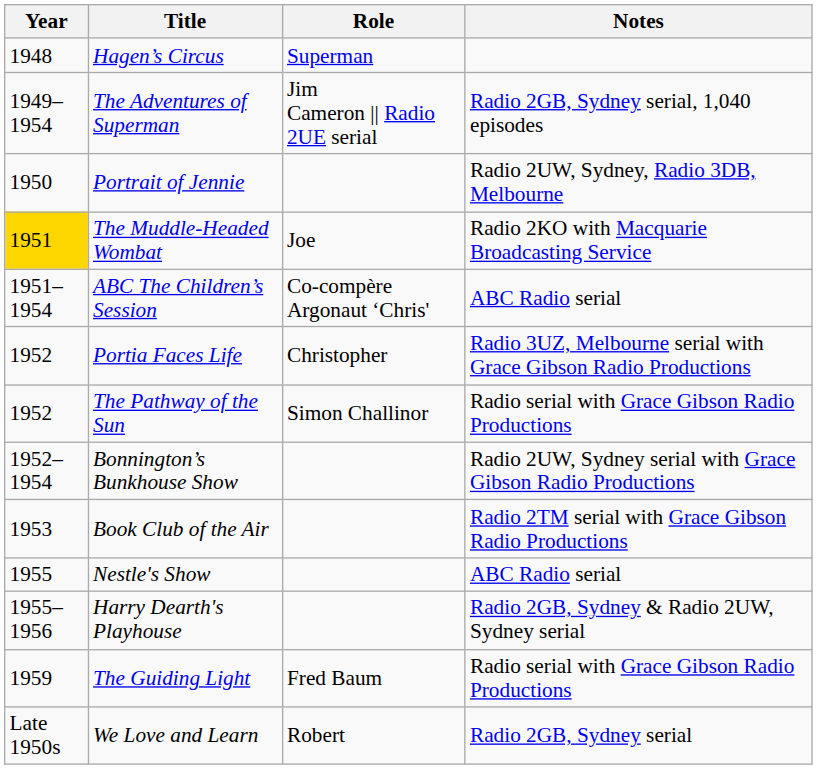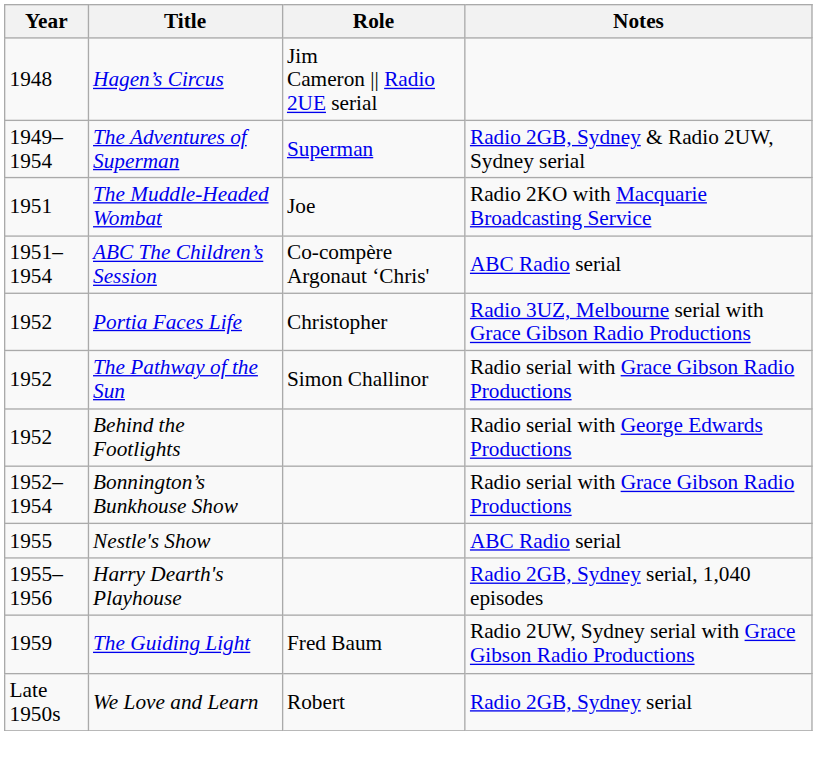(330, 55) Superman -> (361, 79) Jim Cameron || Radio 2UE serial
(361, 112) Jim Cameron || Radio 2UE serial -> (330, 148) Superman
(610, 112) Radio 2GB, Sydney serial, 1,040 episodes -> (622, 148) Radio 2GB, Sydney & Radio 2UW, Sydney serial
- row: (169, 182)
(31, 240) gold background -> (31, 206) no background
+ row: (139, 437)
(633, 470) Radio 2UW, Sydney serial with Grace Gibson Radio Productions -> (632, 494) Radio serial with Grace Gibson Radio Productions
- row: (181, 528)
(622, 620) Radio 2GB, Sydney & Radio 2UW, Sydney serial -> (610, 586) Radio 2GB, Sydney serial, 1,040 episodes
(632, 677) Radio serial with Grace Gibson Radio Productions -> (633, 643) Radio 2UW, Sydney serial with Grace Gibson Radio Productions
